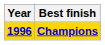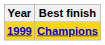(19, 31) 1996 -> (19, 31) 1999
